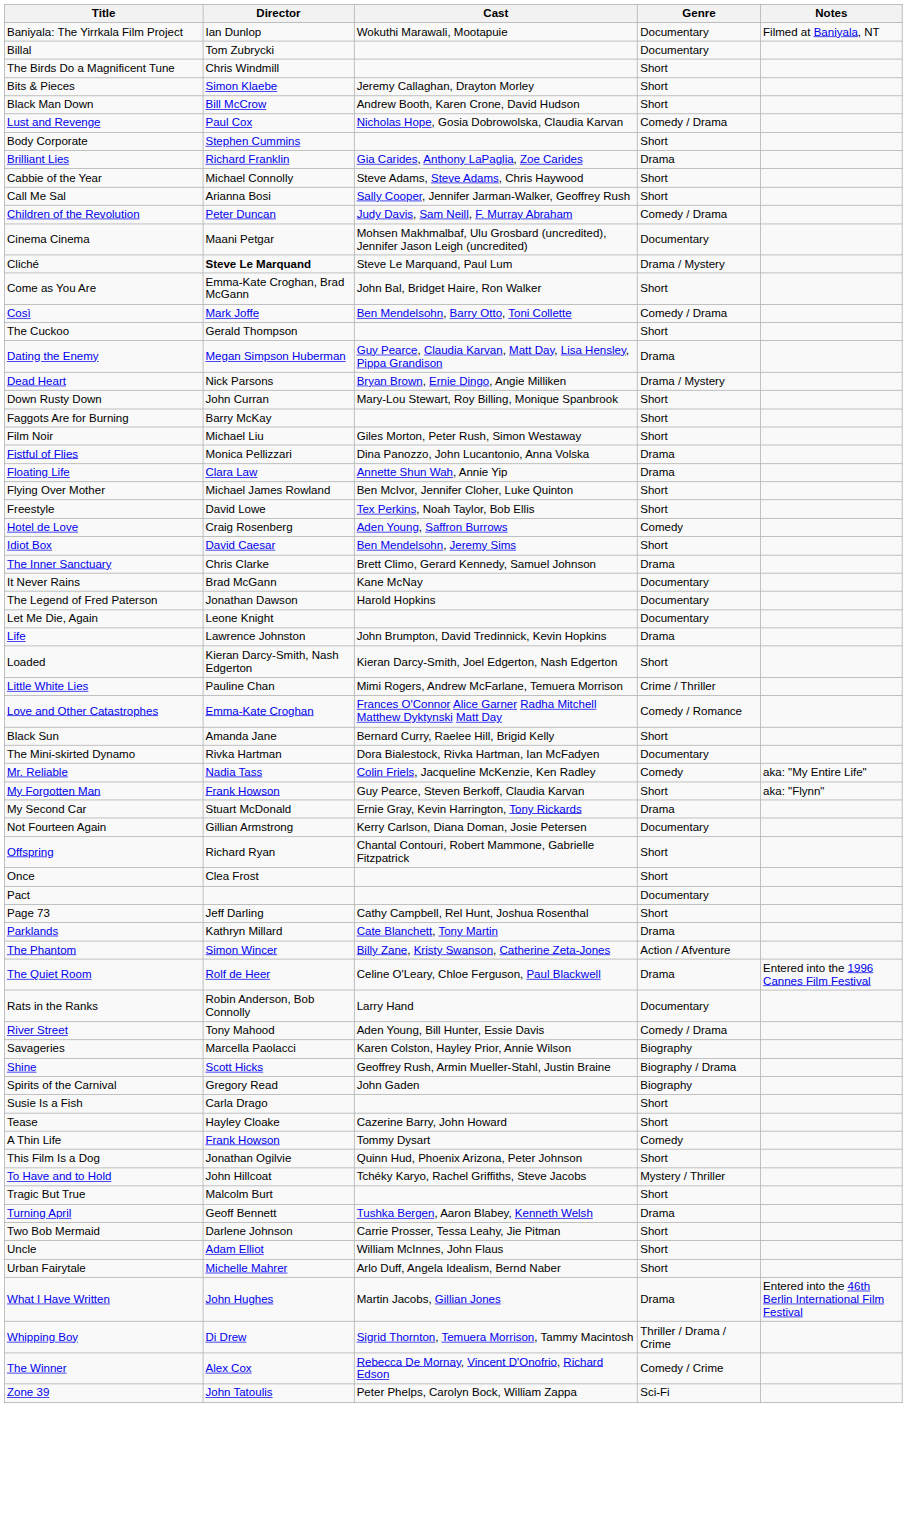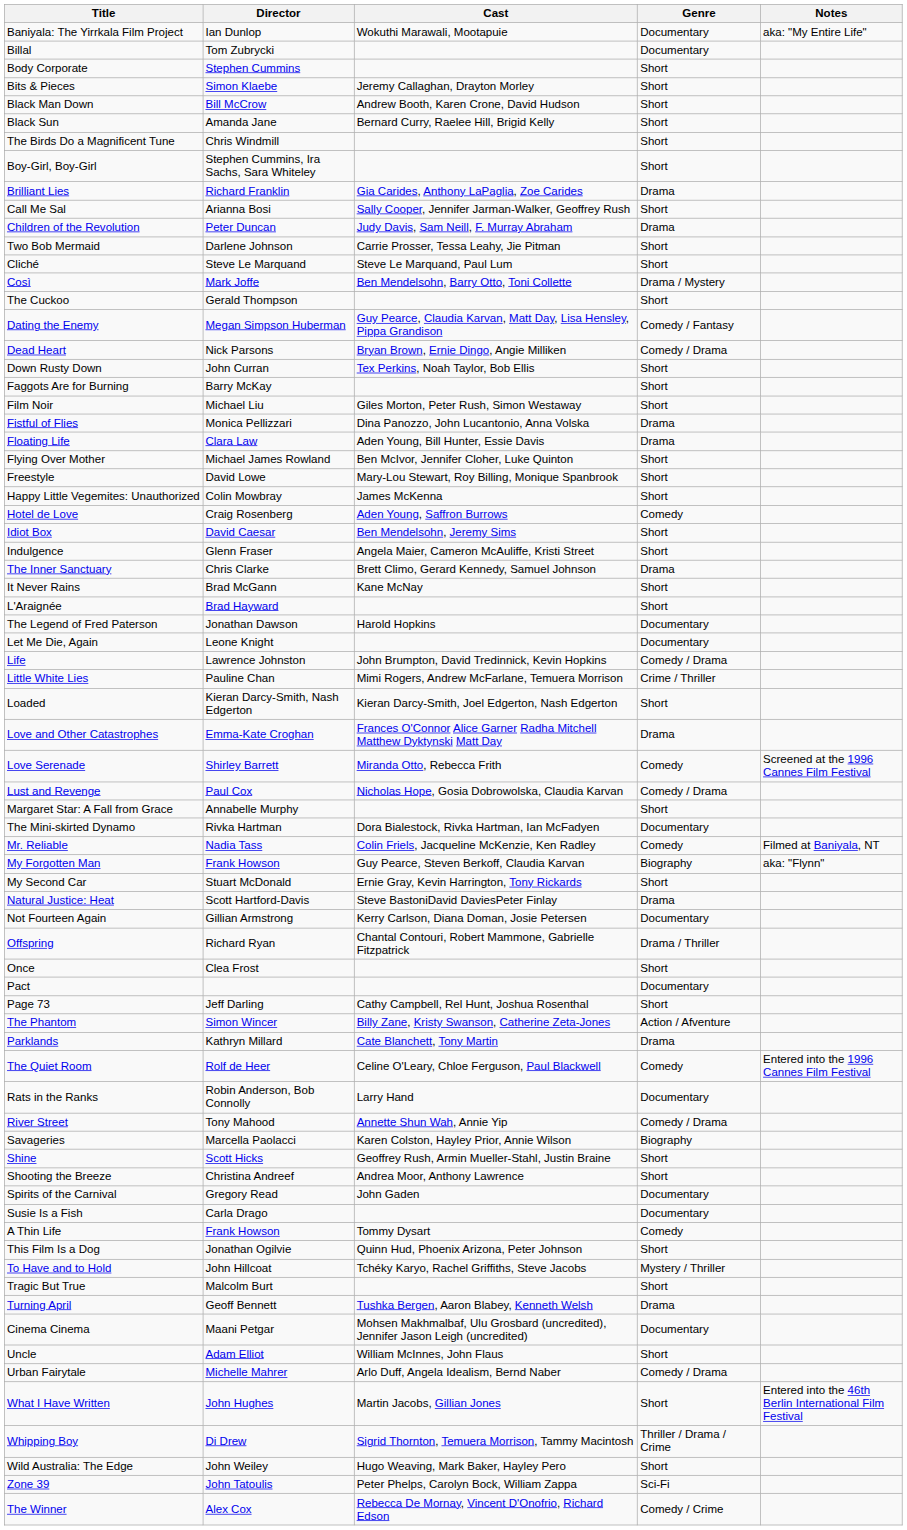(821, 31) Filmed at Baniyala, NT -> (815, 31) aka: "My Entire Life"
rows swapped: (91, 68) <-> (47, 141)
rows swapped: (33, 736) <-> (54, 123)
+ row: (52, 166)
- row: (54, 178)
(684, 214) Comedy / Drama -> (657, 227) Drama
rows swapped: (48, 239) <-> (53, 1231)
(258, 264) bold -> (256, 264) normal
(682, 264) Drama / Mystery -> (654, 264) Short
- row: (52, 288)
(684, 313) Comedy / Drama -> (682, 282) Drama / Mystery
(657, 356) Drama -> (687, 325) Comedy / Fantasy
(682, 381) Drama / Mystery -> (684, 350) Comedy / Drama
(487, 399) Mary-Lou Stewart, Roy Billing, Monique Spanbrook -> (446, 368) Tex Perkins, Noah Taylor, Bob Ellis
(432, 472) Annette Shun Wah, Annie Yip -> (451, 441) Aden Young, Bill Hunter, Essie Davis
(446, 509) Tex Perkins, Noah Taylor, Bob Ellis -> (487, 478) Mary-Lou Stewart, Roy Billing, Monique Spanbrook
+ row: (103, 496)
+ row: (35, 551)
(674, 582) Documentary -> (654, 587) Short
+ row: (34, 605)
(657, 637) Drama -> (684, 660) Comedy / Drama
rows swapped: (48, 686) <-> (26, 661)
(691, 711) Comedy / Romance -> (657, 734) Drama
+ row: (46, 766)
+ row: (90, 809)
(815, 772) aka: "My Entire Life" -> (821, 845) Filmed at Baniyala, NT
(654, 790) Short -> (666, 864) Biography
(657, 809) Drama -> (654, 882) Short
+ row: (60, 900)
(654, 852) Short -> (680, 943) Drama / Thriller
rows swapped: (33, 931) <-> (42, 950)
(657, 974) Drama -> (662, 1066) Comedy
(451, 1030) Aden Young, Bill Hunter, Essie Davis -> (432, 1122) Annette Shun Wah, Annie Yip
(688, 1067) Biography / Drama -> (654, 1158) Short
+ row: (59, 1176)
(666, 1085) Biography -> (674, 1195) Documentary
(654, 1103) Short -> (674, 1213) Documentary
- row: (22, 1122)
(654, 1268) Short -> (684, 1372) Comedy / Drama
(657, 1299) Drama -> (654, 1403) Short
+ row: (70, 1466)
rows swapped: (37, 1368) <-> (28, 1393)
